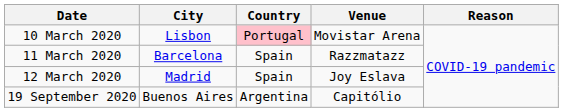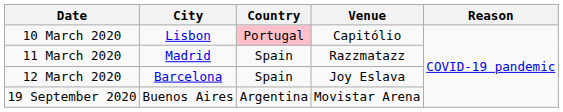(367, 35) Movistar Arena -> (367, 35) Capitólio
(188, 56) Barcelona -> (188, 56) Madrid
(188, 76) Madrid -> (188, 76) Barcelona
(367, 97) Capitólio -> (367, 97) Movistar Arena
